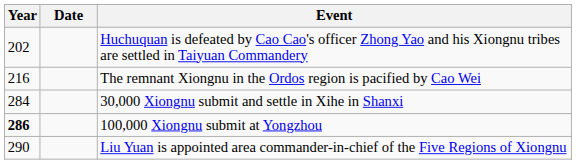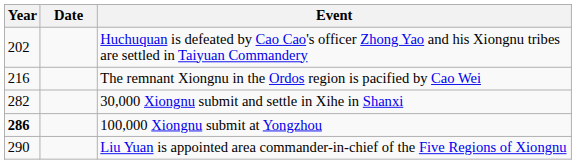(19, 101) 284 -> (19, 101) 282
